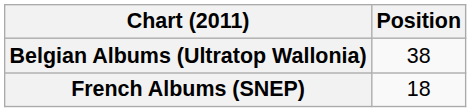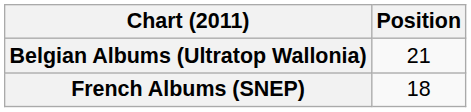(419, 55) 38 -> (419, 55) 21
